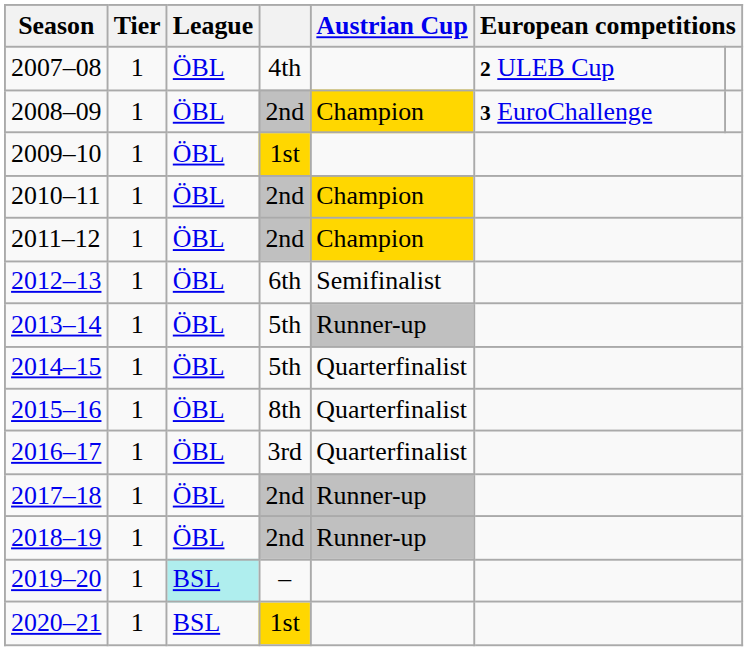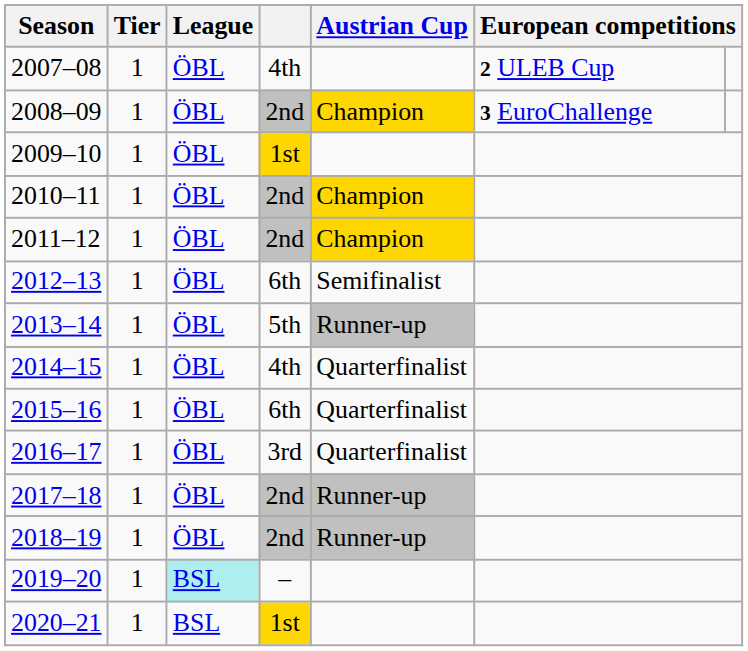(285, 366) 5th -> (285, 366) 4th
(285, 409) 8th -> (285, 409) 6th
